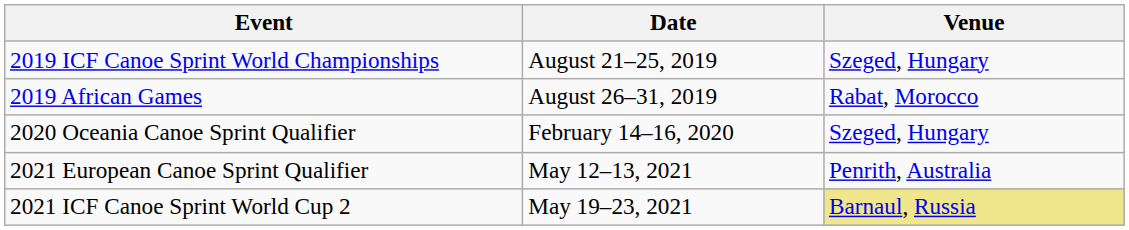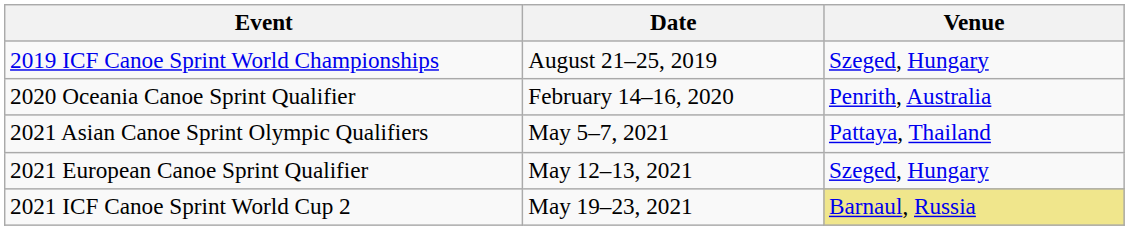- row: (106, 96)
(909, 133) Szeged, Hungary -> (910, 96) Penrith, Australia
+ row: (219, 133)
(910, 170) Penrith, Australia -> (909, 170) Szeged, Hungary
